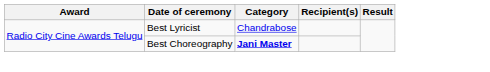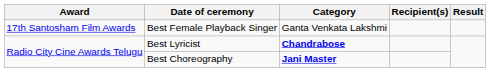+ row: (212, 28)
(267, 28) normal -> (313, 43) bold
